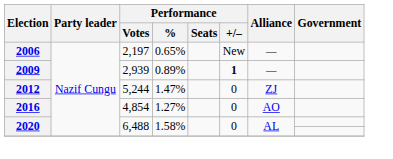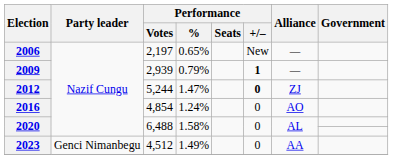(170, 70) 0.89% -> (194, 70) 0.79%
(234, 88) normal -> (258, 88) bold
(170, 107) 1.27% -> (194, 107) 1.24%
+ row: (28, 145)
